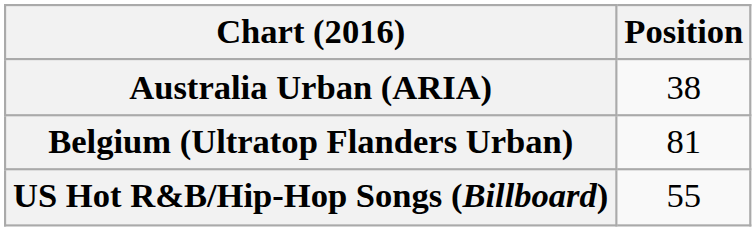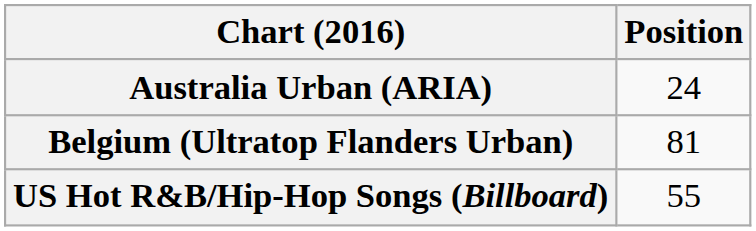(684, 86) 38 -> (684, 86) 24
